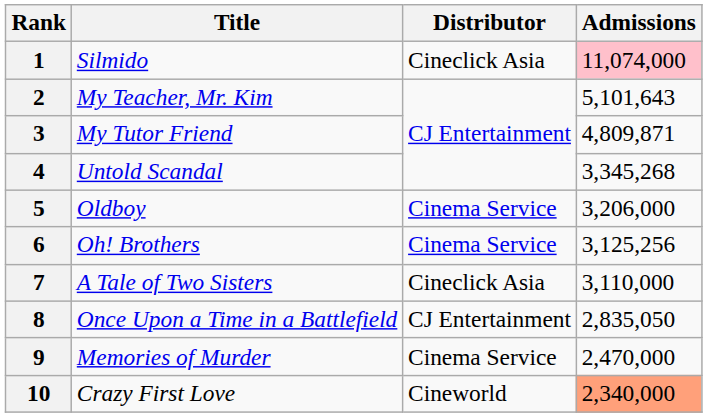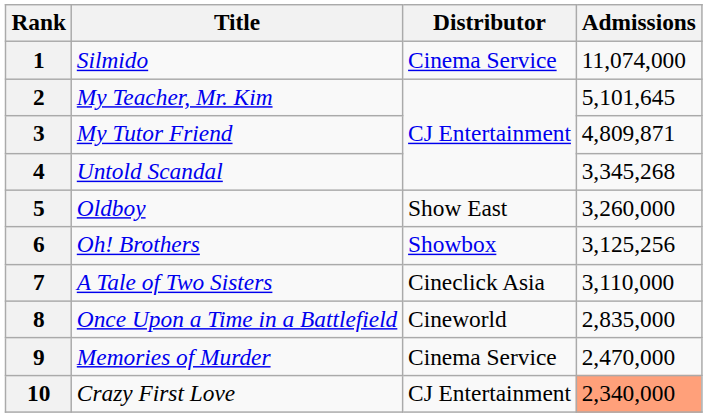(477, 60) Cineclick Asia -> (482, 60) Cinema Service
(634, 60) pink background -> (634, 60) no background
(628, 97) 5,101,643 -> (628, 97) 5,101,645
(482, 208) Cinema Service -> (458, 208) Show East
(628, 208) 3,206,000 -> (628, 208) 3,260,000
(482, 245) Cinema Service -> (452, 245) Showbox
(490, 319) CJ Entertainment -> (457, 319) Cineworld
(628, 319) 2,835,050 -> (628, 319) 2,835,000
(457, 393) Cineworld -> (490, 393) CJ Entertainment
